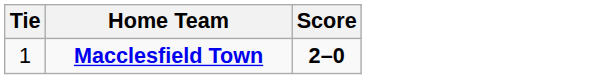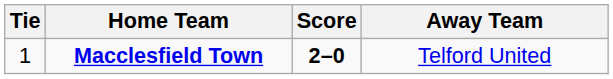+ column: (485, 21)
